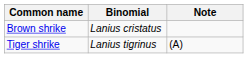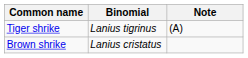rows swapped: (33, 45) <-> (36, 28)
